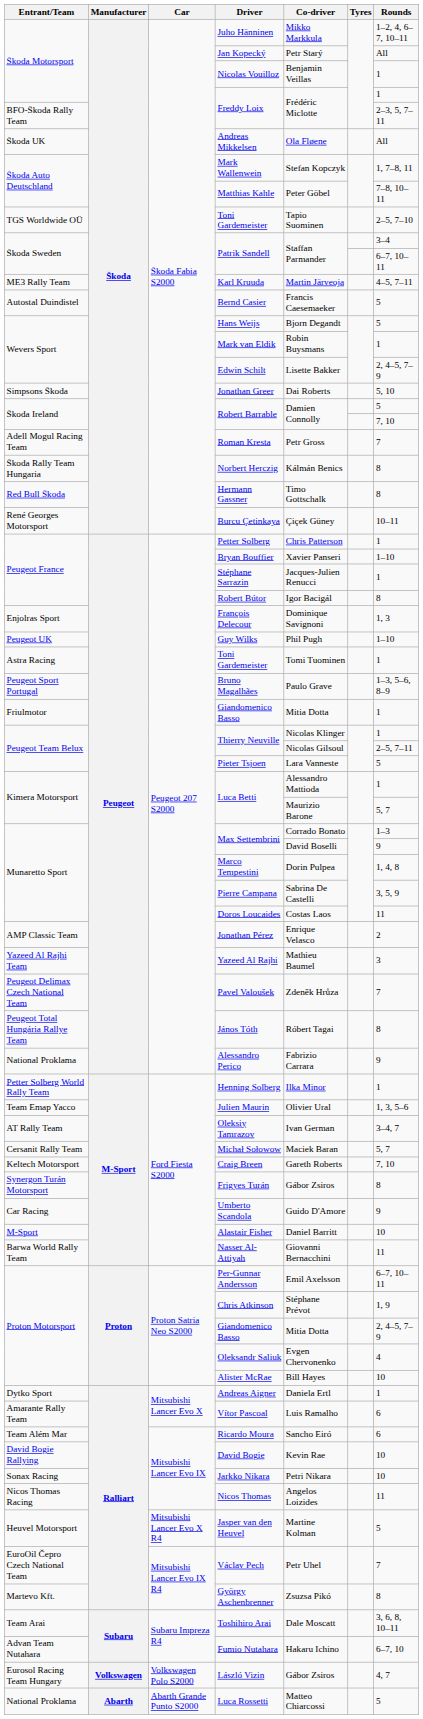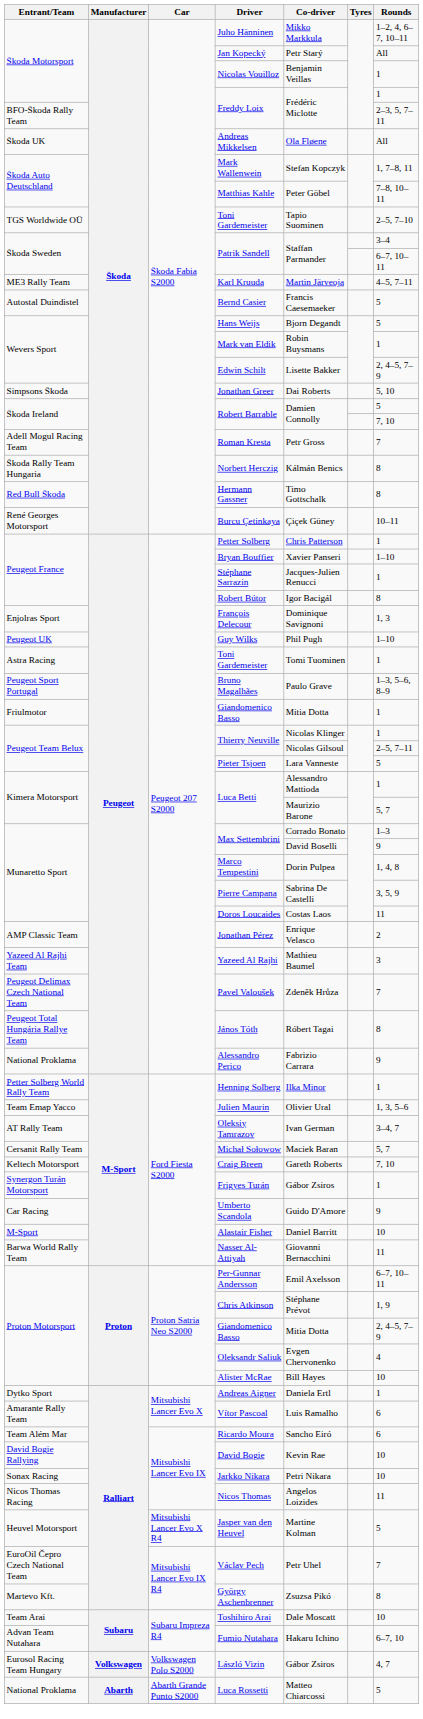(378, 1184) 8 -> (378, 1184) 1
(389, 1622) 3, 6, 8, 10–11 -> (381, 1617) 10
